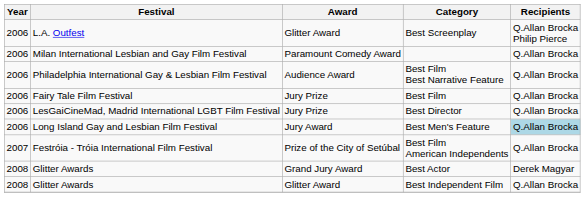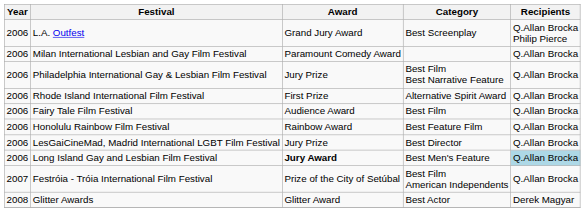(312, 33) Glitter Award -> (323, 33) Grand Jury Award
(320, 75) Audience Award -> (306, 75) Jury Prize
+ row: (118, 96)
(306, 96) Jury Prize -> (320, 111) Audience Award
+ row: (101, 127)
(308, 127) normal -> (311, 158) bold
(323, 169) Grand Jury Award -> (312, 199) Glitter Award
- row: (63, 184)
